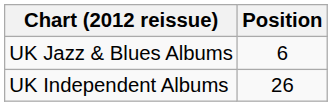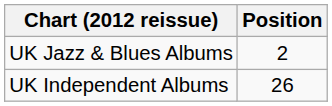(282, 52) 6 -> (282, 52) 2
